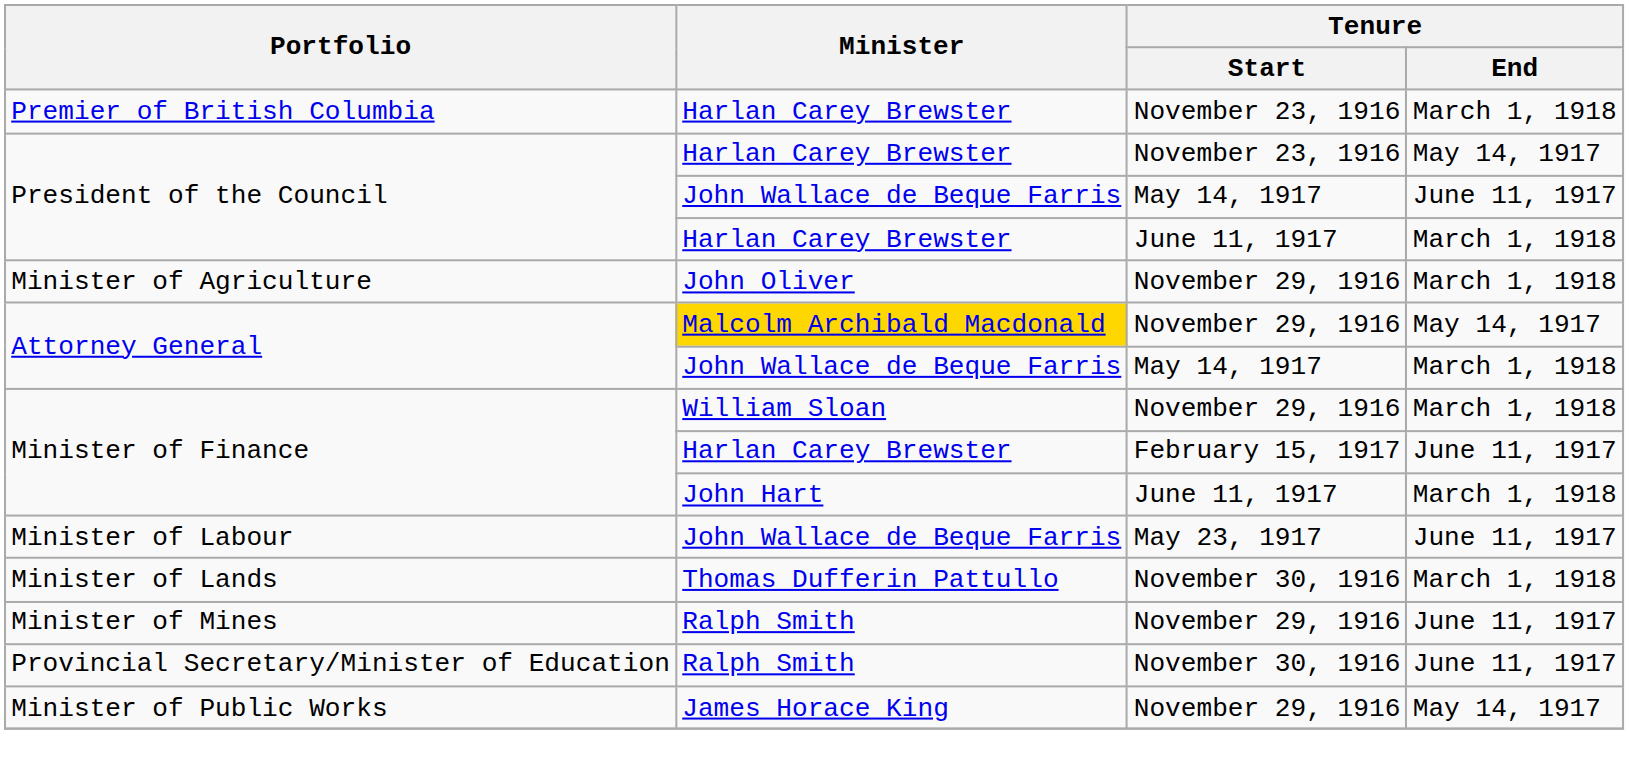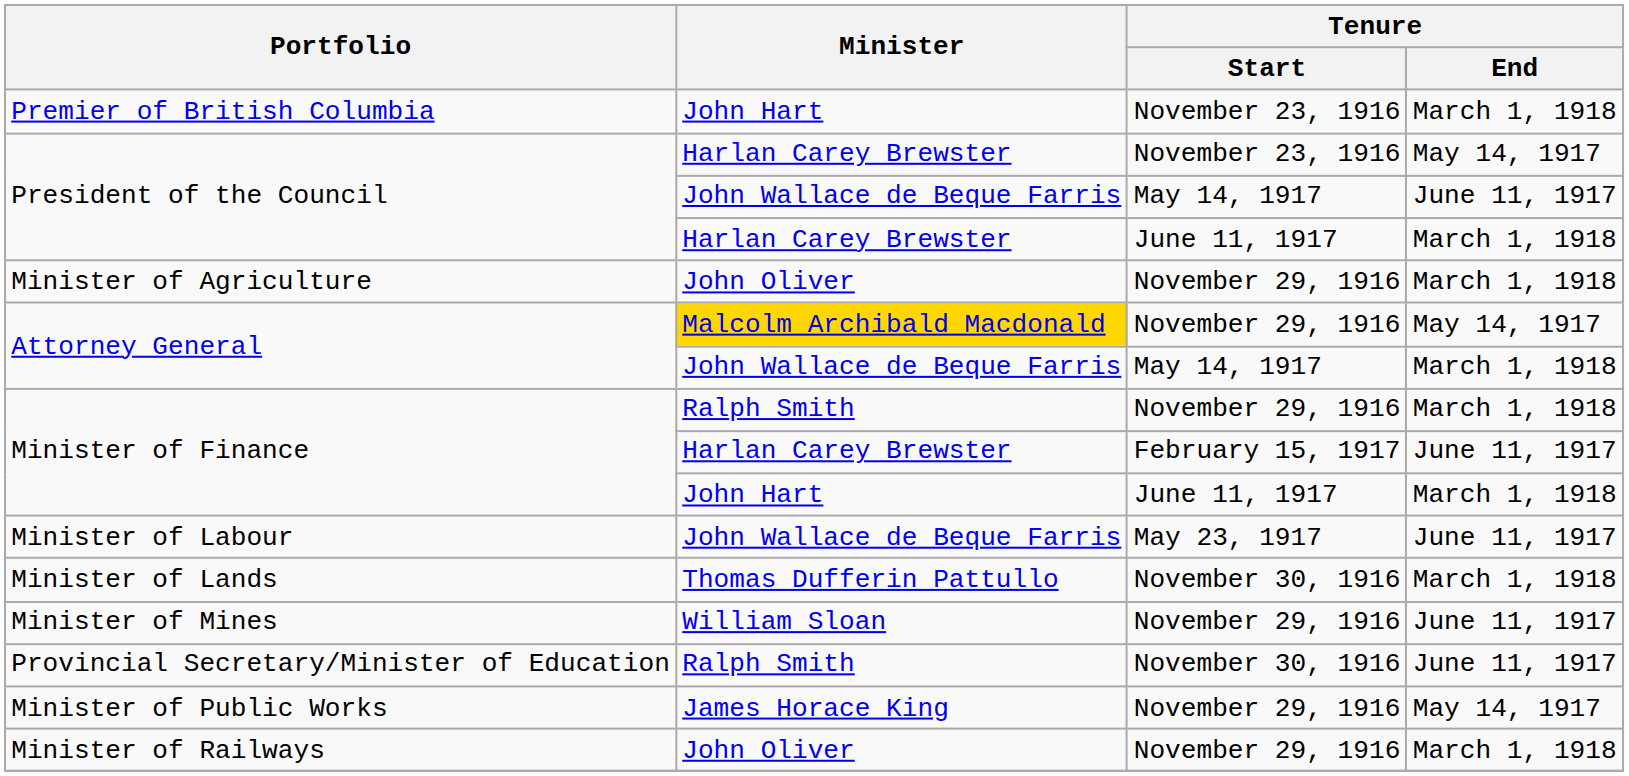(847, 111) Harlan Carey Brewster -> (753, 111) John Hart
(784, 410) William Sloan -> (769, 410) Ralph Smith
(769, 623) Ralph Smith -> (784, 623) William Sloan
+ row: (168, 750)
